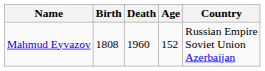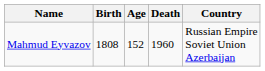columns swapped: (141, 13) <-> (171, 13)
